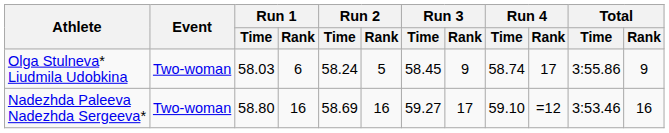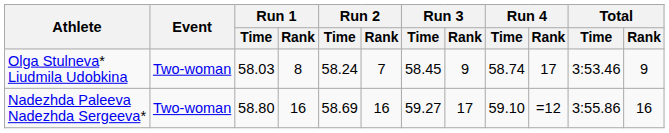(298, 69) 6 -> (298, 69) 8
(381, 69) 5 -> (381, 69) 7
(596, 69) 3:55.86 -> (596, 69) 3:53.46
(596, 108) 3:53.46 -> (596, 108) 3:55.86
